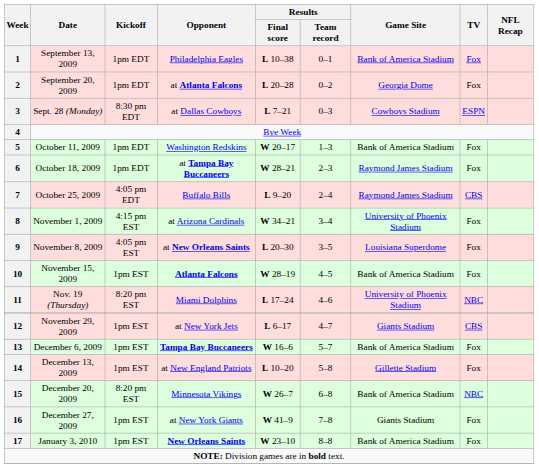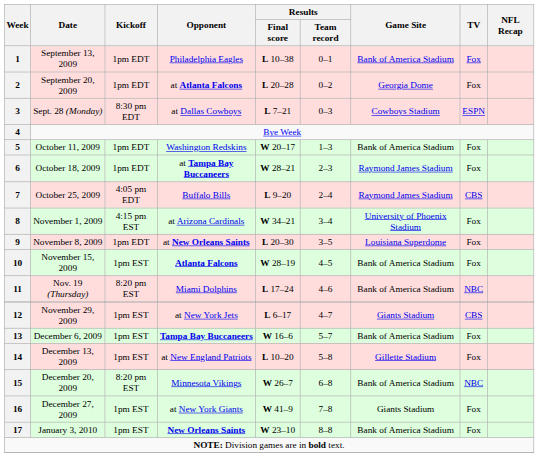(131, 247) 4:05 pm EST -> (131, 242) 1pm EDT
(406, 300) University of Phoenix Stadium -> (406, 289) Bank of America Stadium
